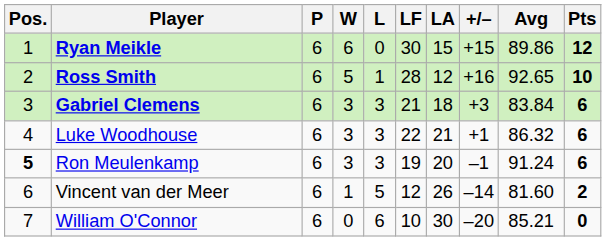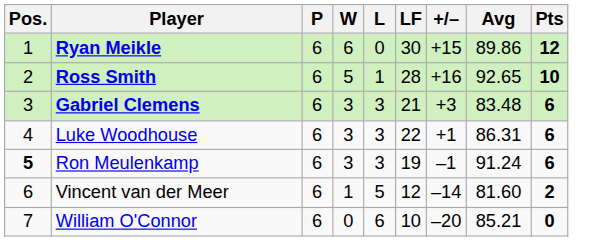- column: (443, 18)
(531, 105) 83.84 -> (498, 105) 83.48
(531, 134) 86.32 -> (498, 134) 86.31
